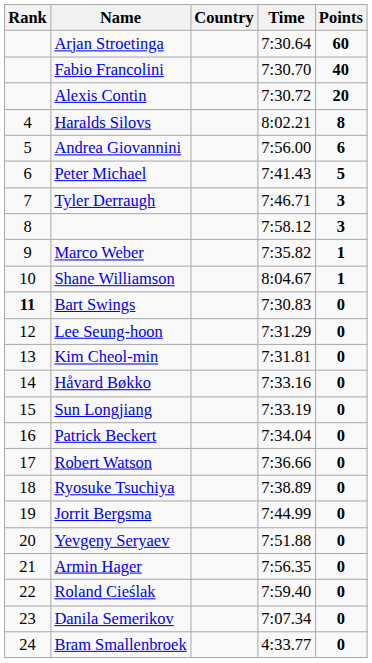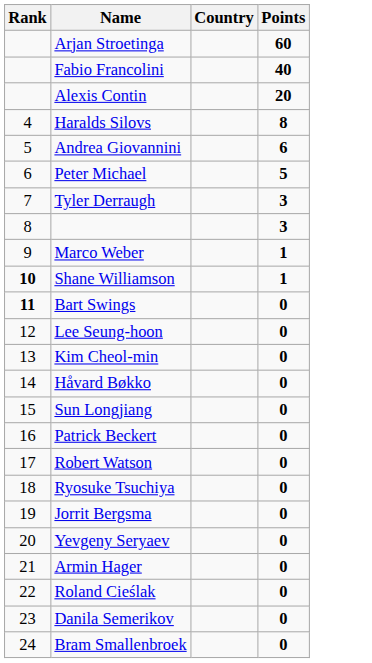- column: (286, 17)
(28, 278) normal -> (28, 278) bold
